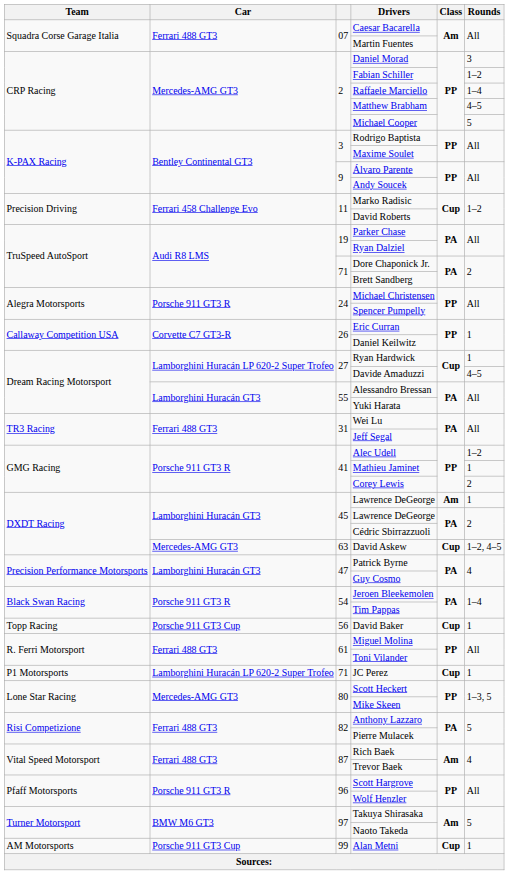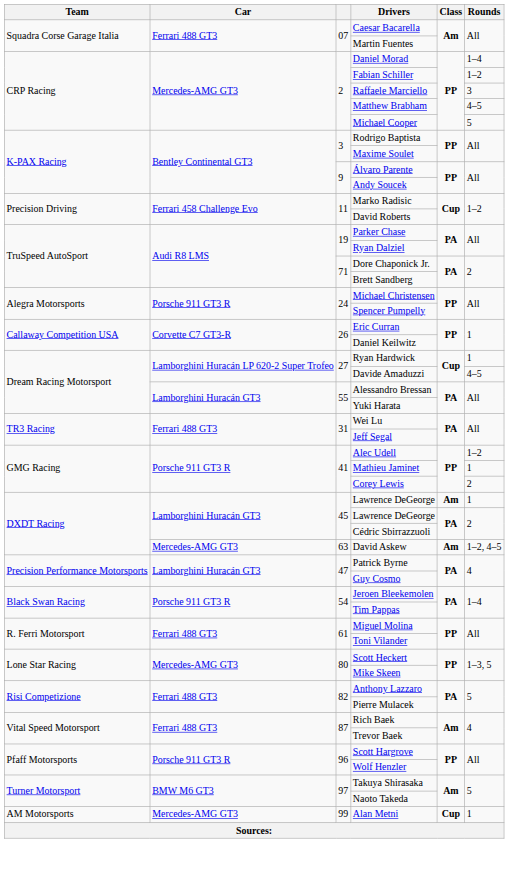(469, 59) 3 -> (474, 59) 1–4
(474, 91) 1–4 -> (469, 91) 3
(451, 547) Cup -> (451, 547) Am
- row: (343, 625)
- row: (343, 673)
(196, 846) Porsche 911 GT3 Cup -> (195, 814) Mercedes-AMG GT3
